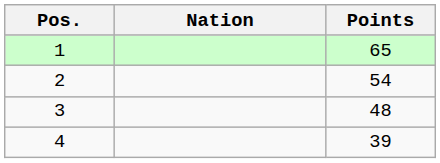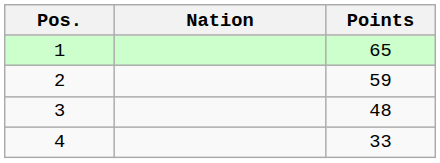(380, 81) 54 -> (380, 81) 59
(380, 142) 39 -> (380, 142) 33
